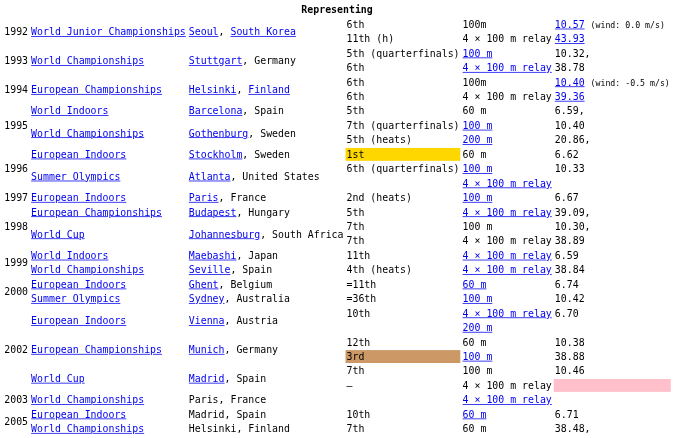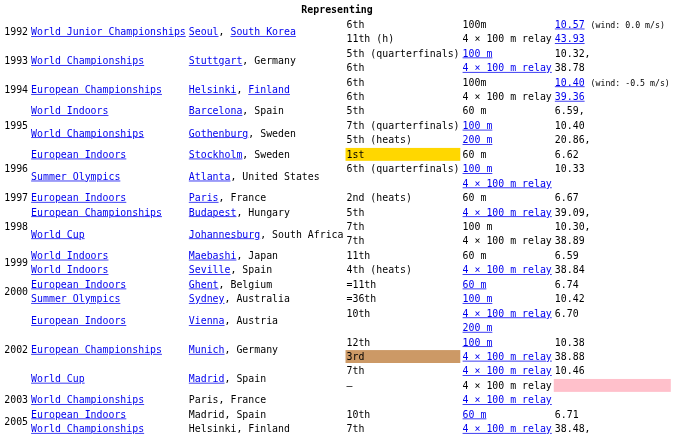(477, 198) 100 m -> (474, 198) 60 m
(507, 255) 4 × 100 m relay -> (474, 255) 60 m
(88, 270) World Championships -> (70, 270) World Indoors
(474, 342) 60 m -> (477, 342) 100 m
(477, 357) 100 m -> (507, 357) 4 × 100 m relay
(477, 371) 100 m -> (507, 371) 4 × 100 m relay
(474, 429) 60 m -> (507, 429) 4 × 100 m relay
